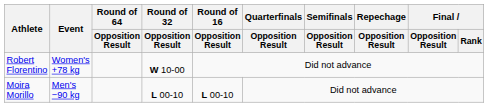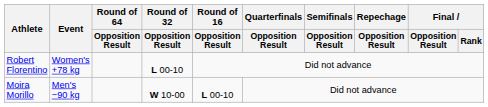(167, 70) W 10-00 -> (167, 70) L 00-10
(167, 95) L 00-10 -> (167, 95) W 10-00
